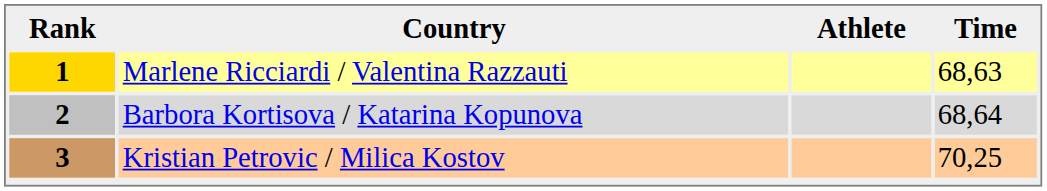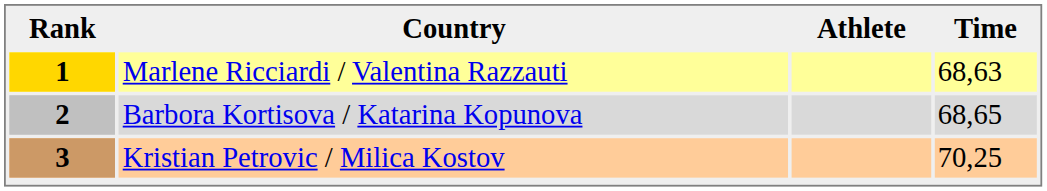(970, 114) 68,64 -> (970, 114) 68,65
